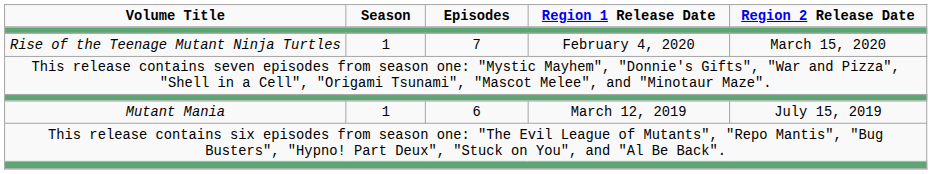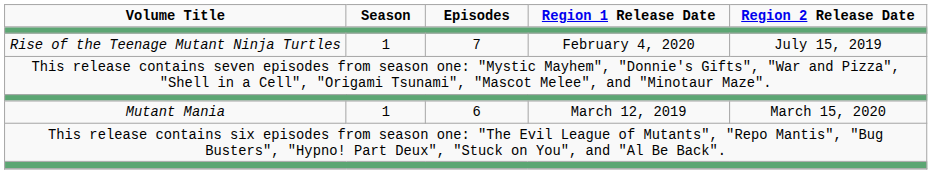(828, 45) March 15, 2020 -> (828, 45) July 15, 2019
(828, 112) July 15, 2019 -> (828, 112) March 15, 2020
